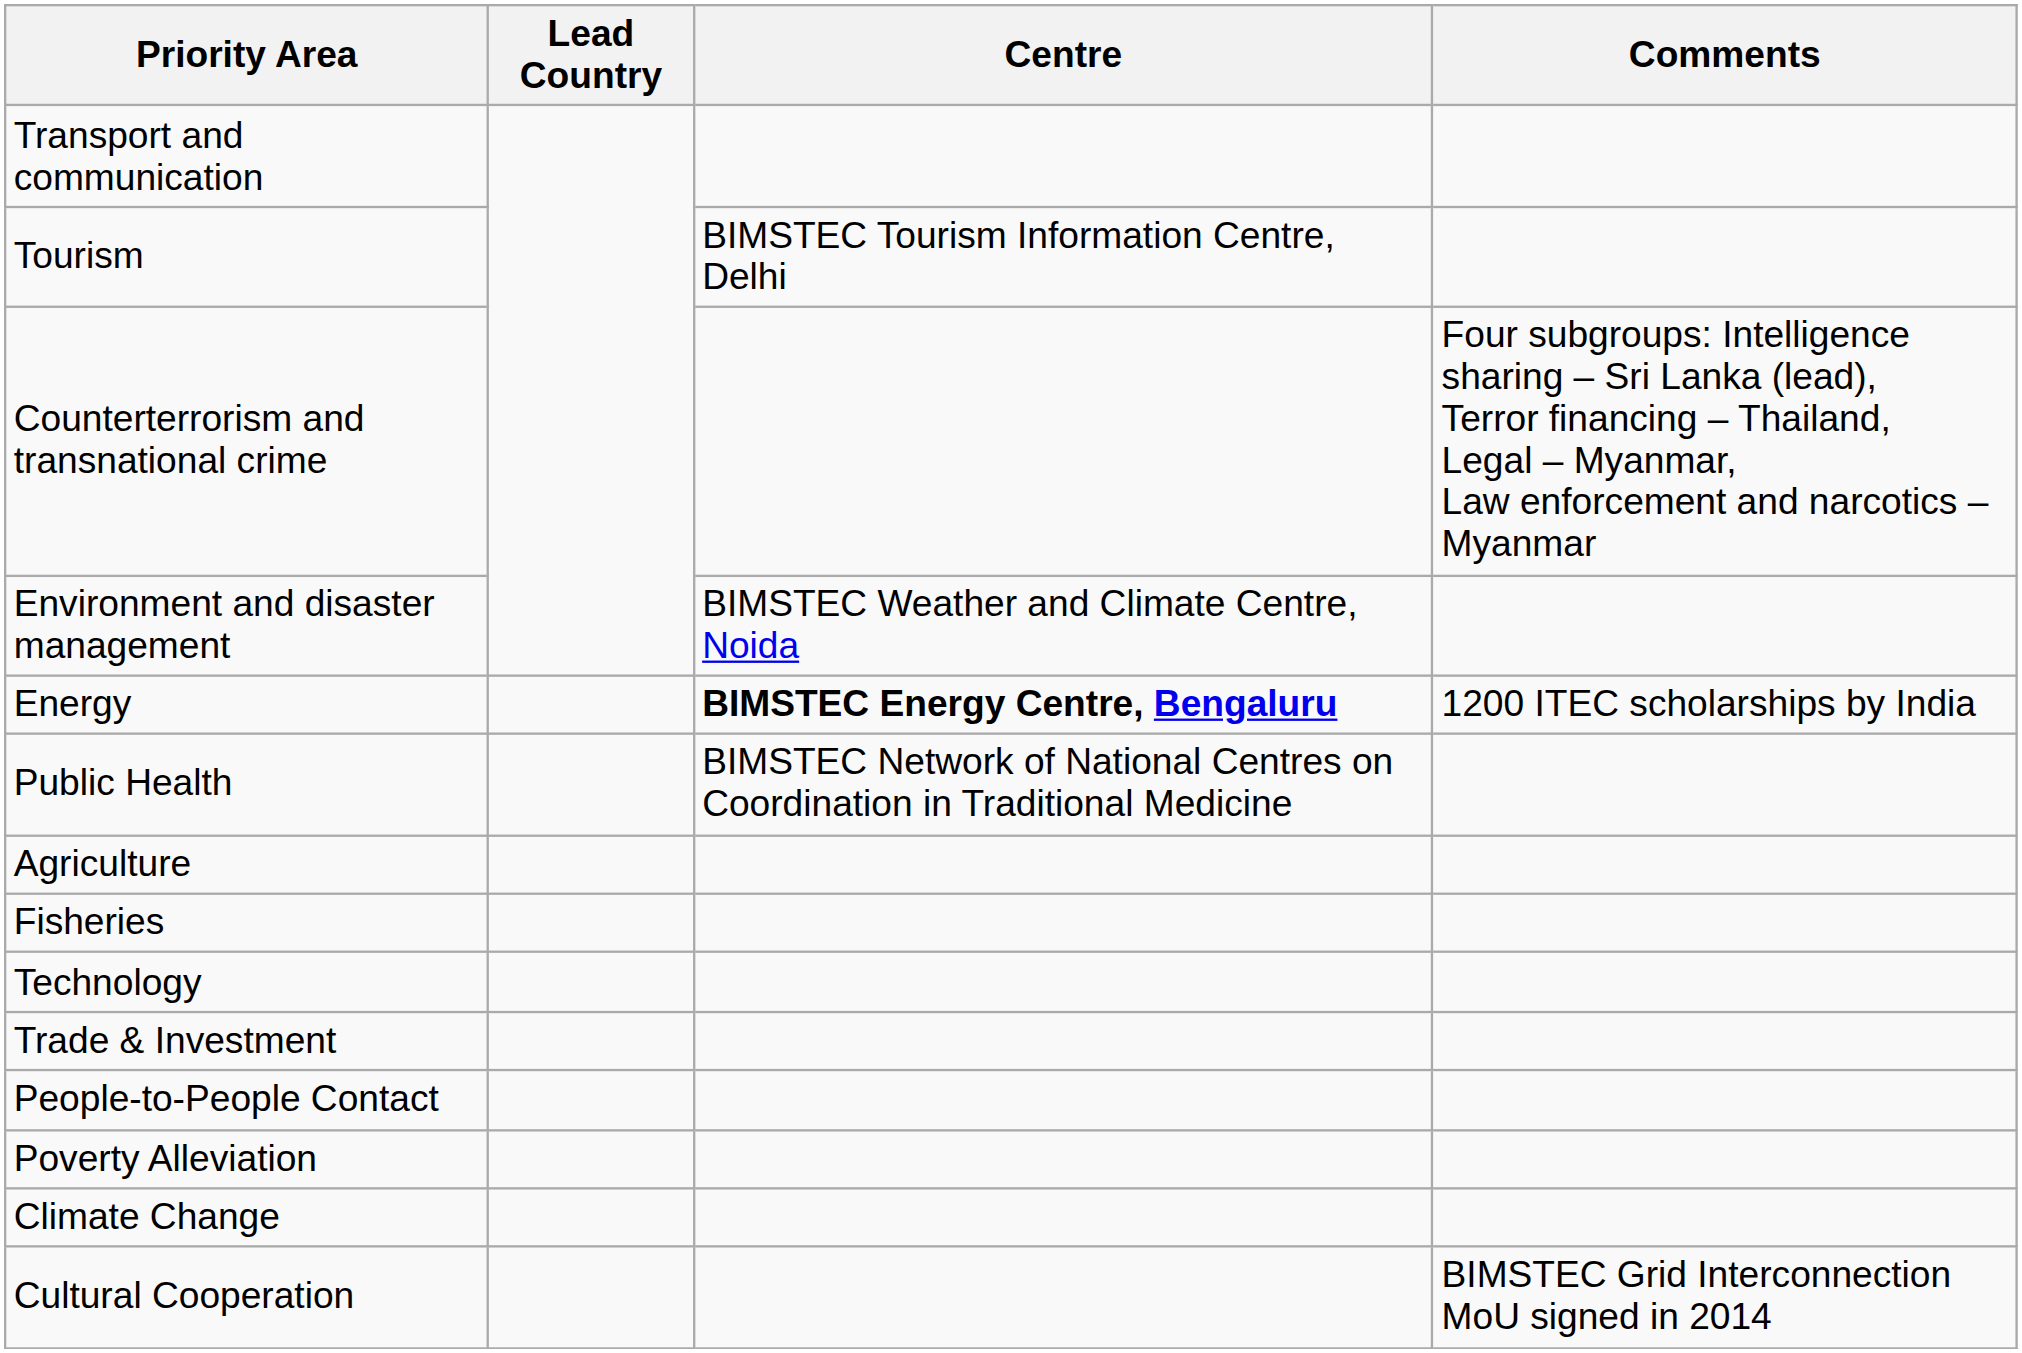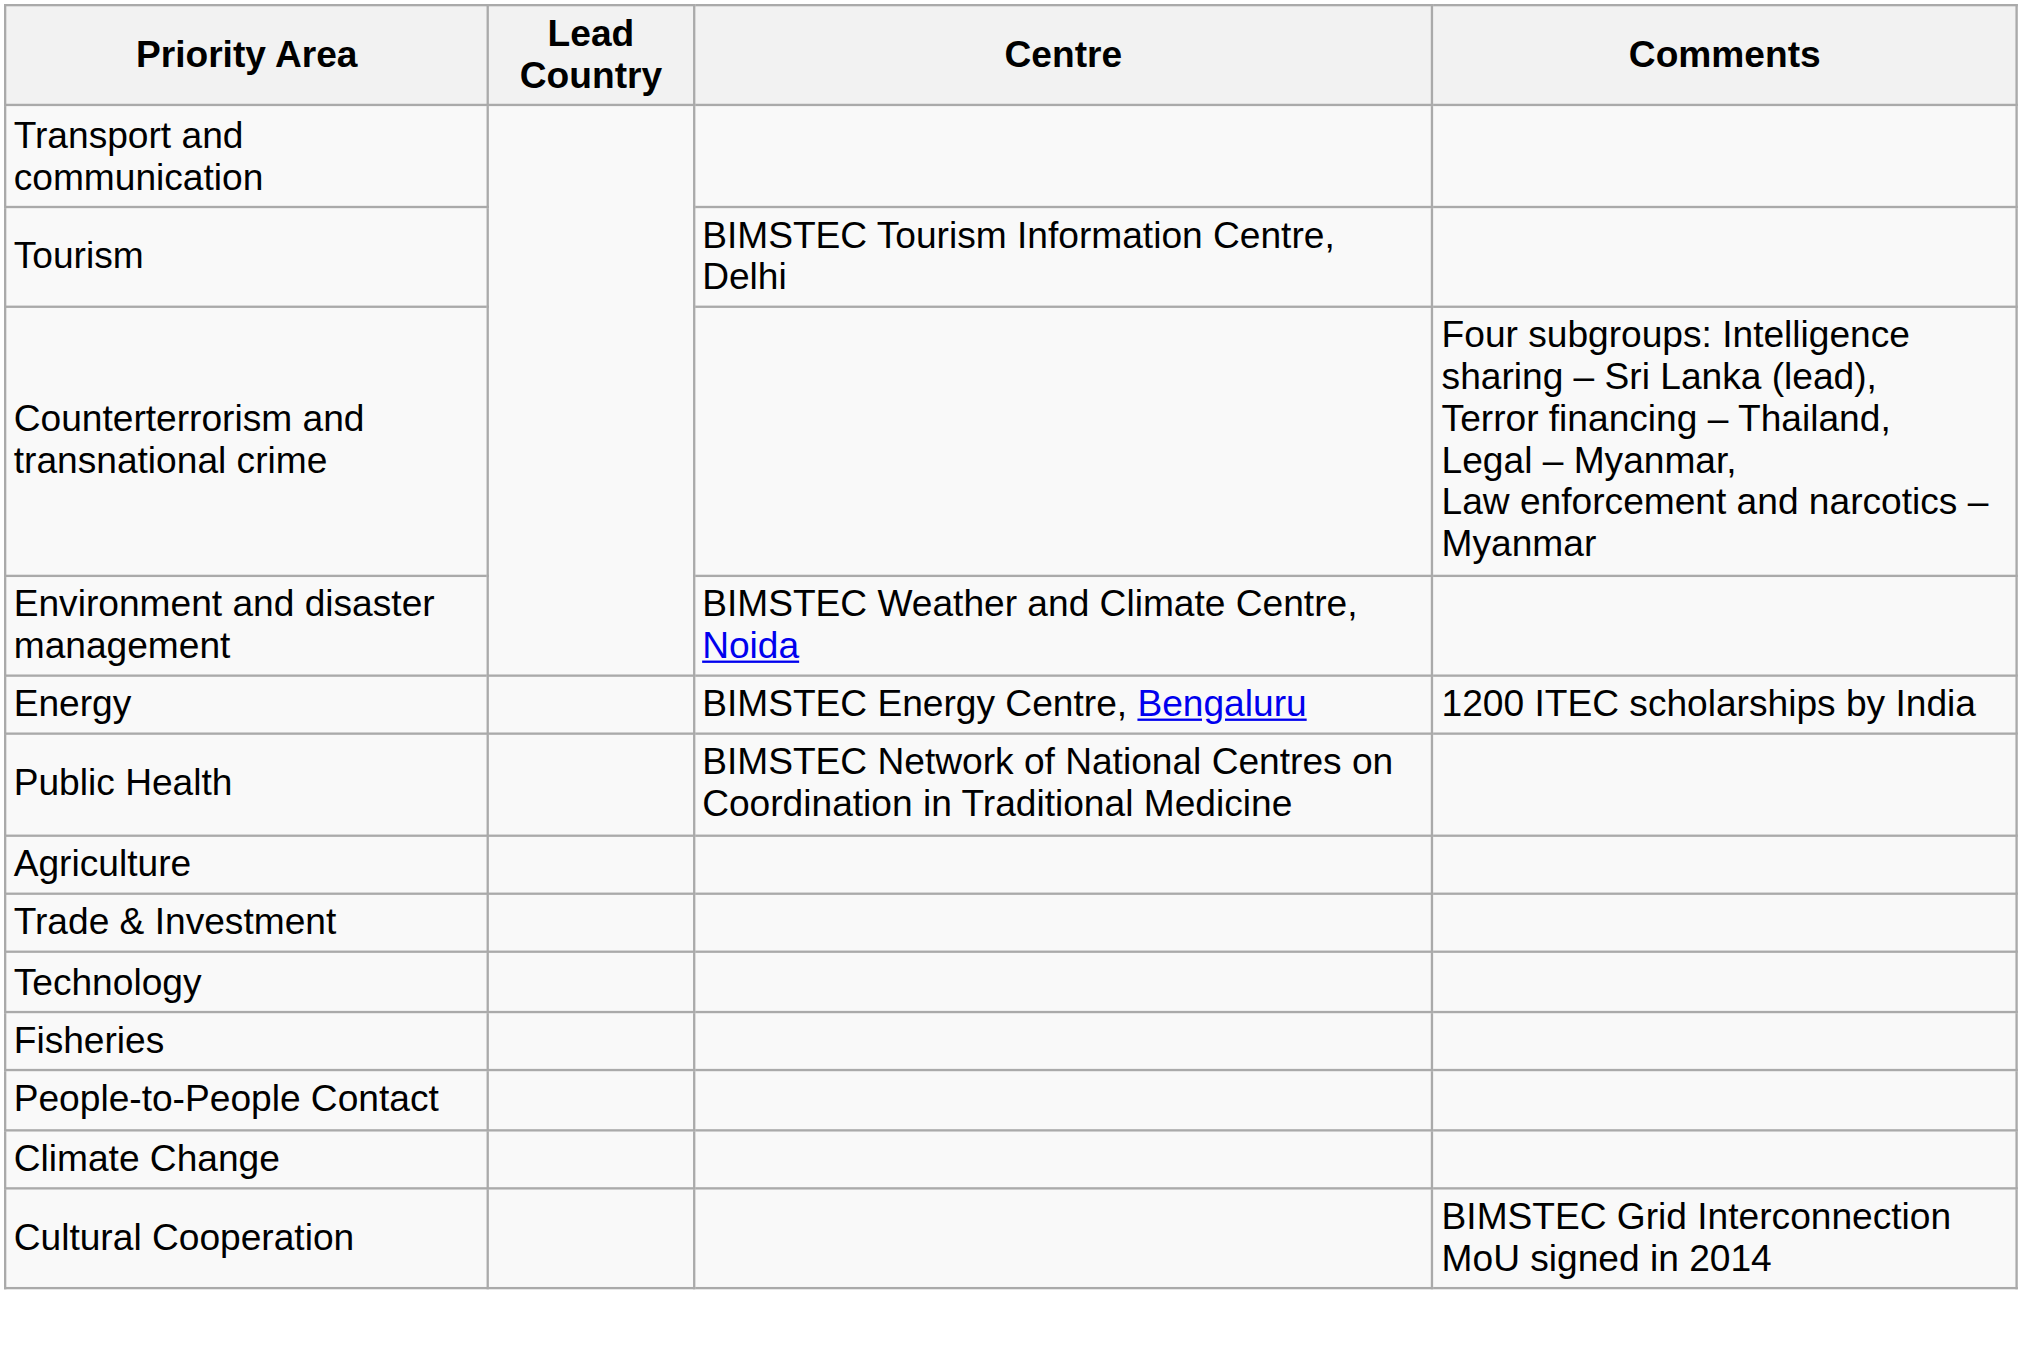(1020, 704) bold -> (1004, 704) normal
rows swapped: (175, 1040) <-> (89, 922)
- row: (165, 1157)
